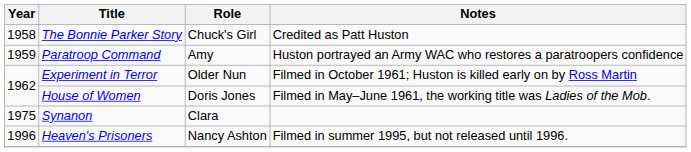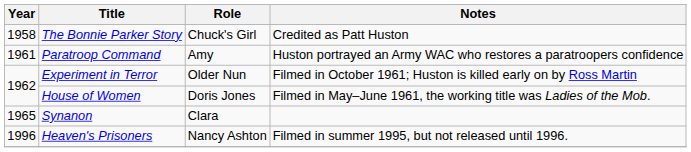(22, 55) 1959 -> (22, 55) 1961
(22, 116) 1975 -> (22, 116) 1965
